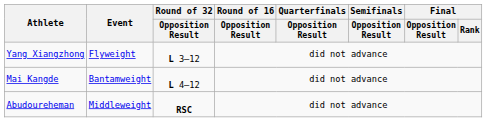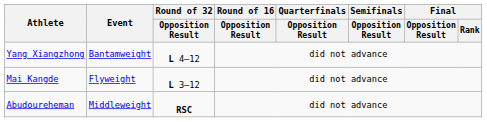(112, 54) Flyweight -> (120, 54) Bantamweight
(184, 59) L 3–12 -> (184, 59) L 4–12
(120, 79) Bantamweight -> (112, 79) Flyweight
(184, 84) L 4–12 -> (184, 84) L 3–12
